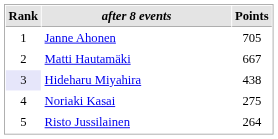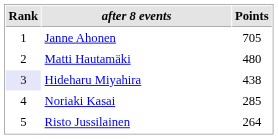(252, 59) 667 -> (252, 59) 480
(252, 101) 275 -> (252, 101) 285
